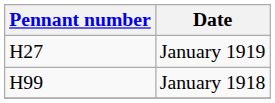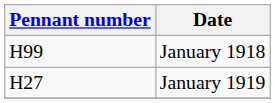rows swapped: (213, 82) <-> (213, 51)
